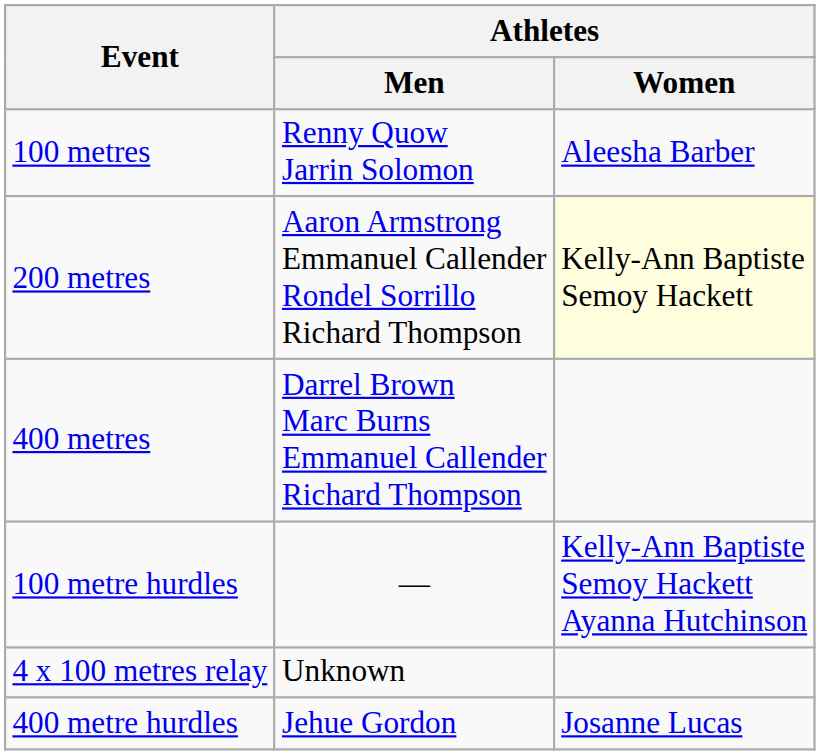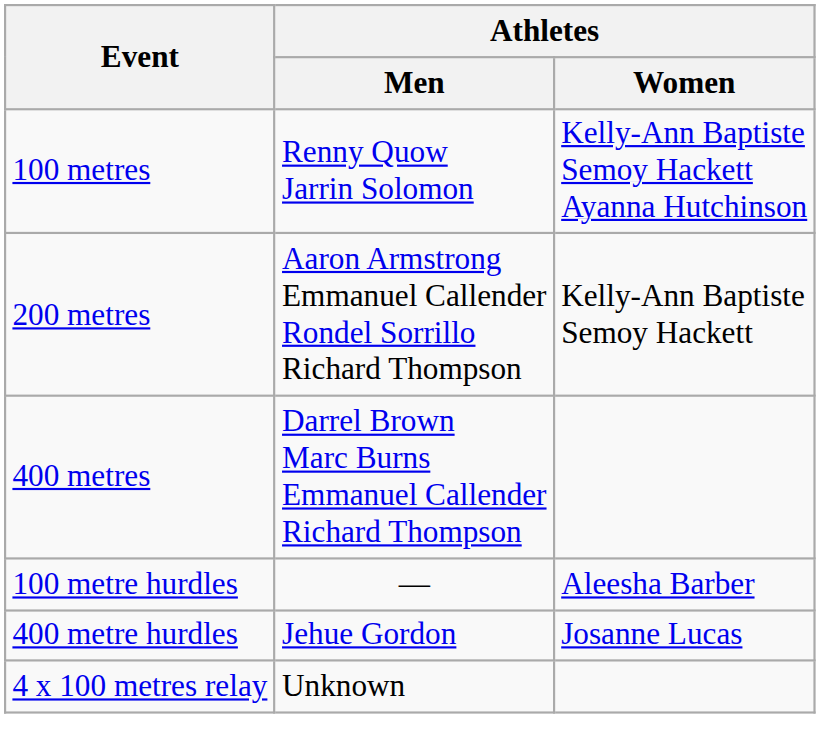(658, 152) Aleesha Barber -> (684, 170) Kelly-Ann Baptiste Semoy Hackett Ayanna Hutchinson
(683, 277) lightyellow background -> (683, 314) no background
(684, 583) Kelly-Ann Baptiste Semoy Hackett Ayanna Hutchinson -> (658, 583) Aleesha Barber
rows swapped: (125, 723) <-> (140, 671)
